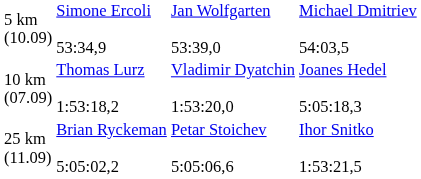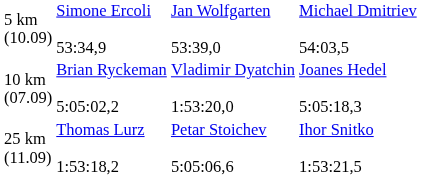(100, 88) Thomas Lurz 1:53:18,2 -> (112, 88) Brian Ryckeman 5:05:02,2
(112, 148) Brian Ryckeman 5:05:02,2 -> (100, 148) Thomas Lurz 1:53:18,2
